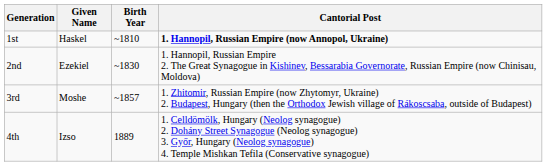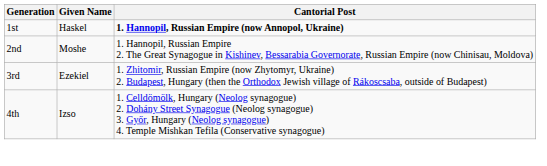- column: (135, 17)
(74, 66) Ezekiel -> (73, 49) Moshe
(73, 98) Moshe -> (74, 76) Ezekiel
